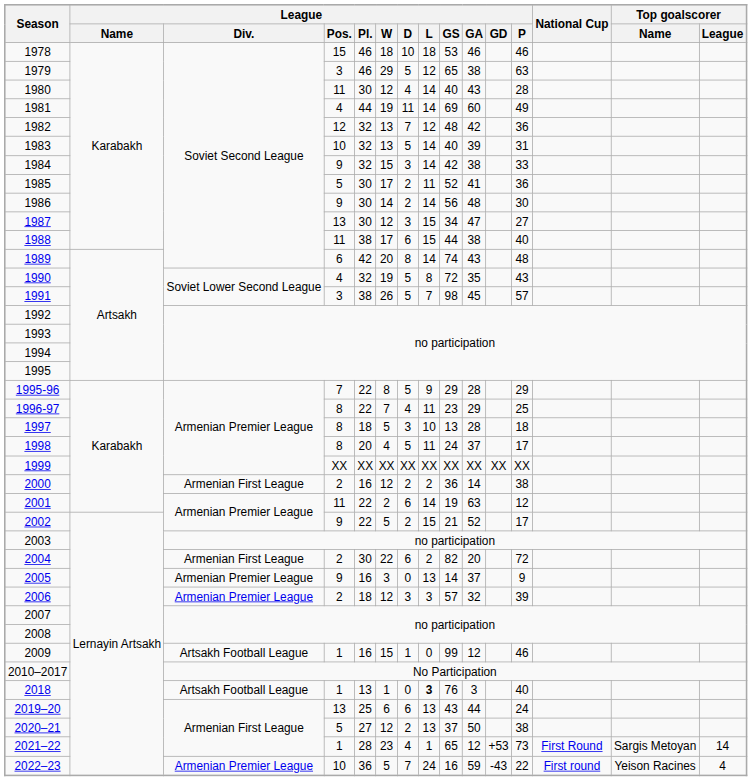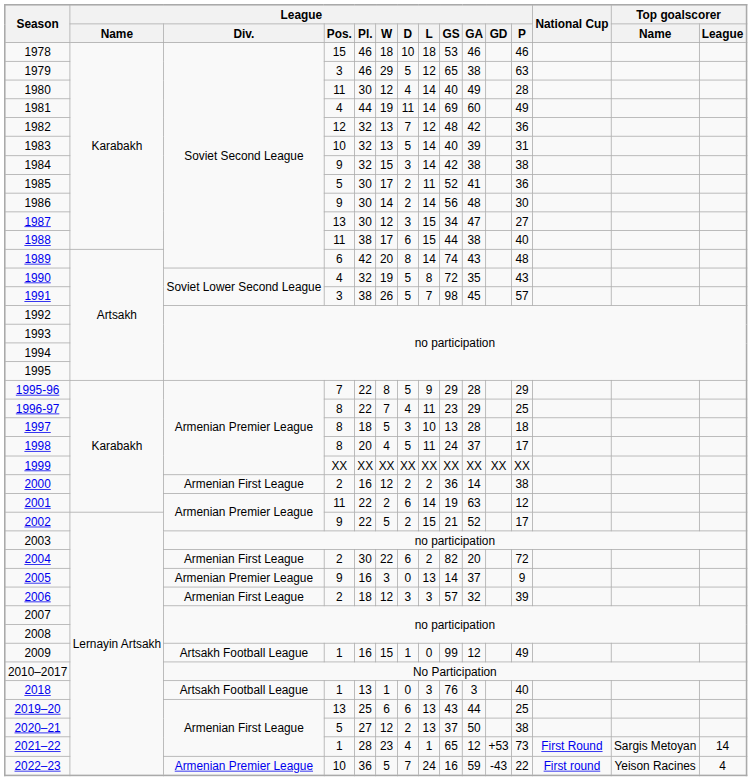(474, 90) 43 -> (474, 90) 49
(522, 165) 33 -> (522, 165) 38
(244, 597) Armenian Premier League -> (244, 597) Armenian First League
(522, 653) 46 -> (522, 653) 49
(429, 690) bold -> (429, 690) normal
(522, 709) 24 -> (522, 709) 25
